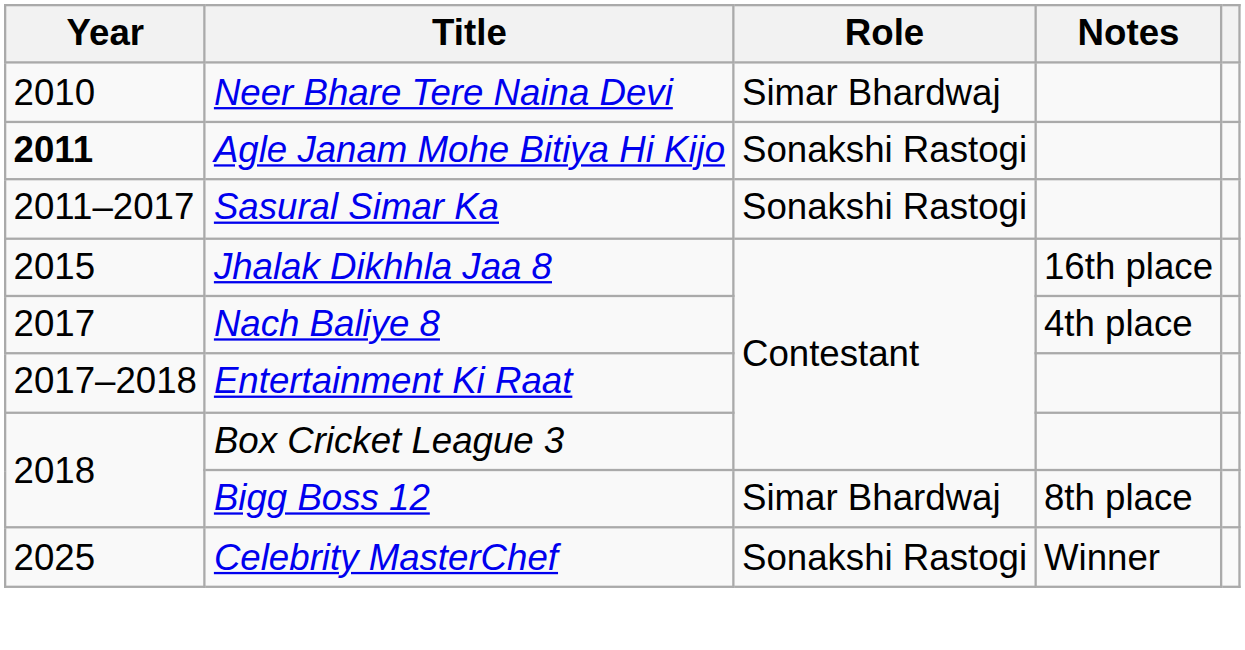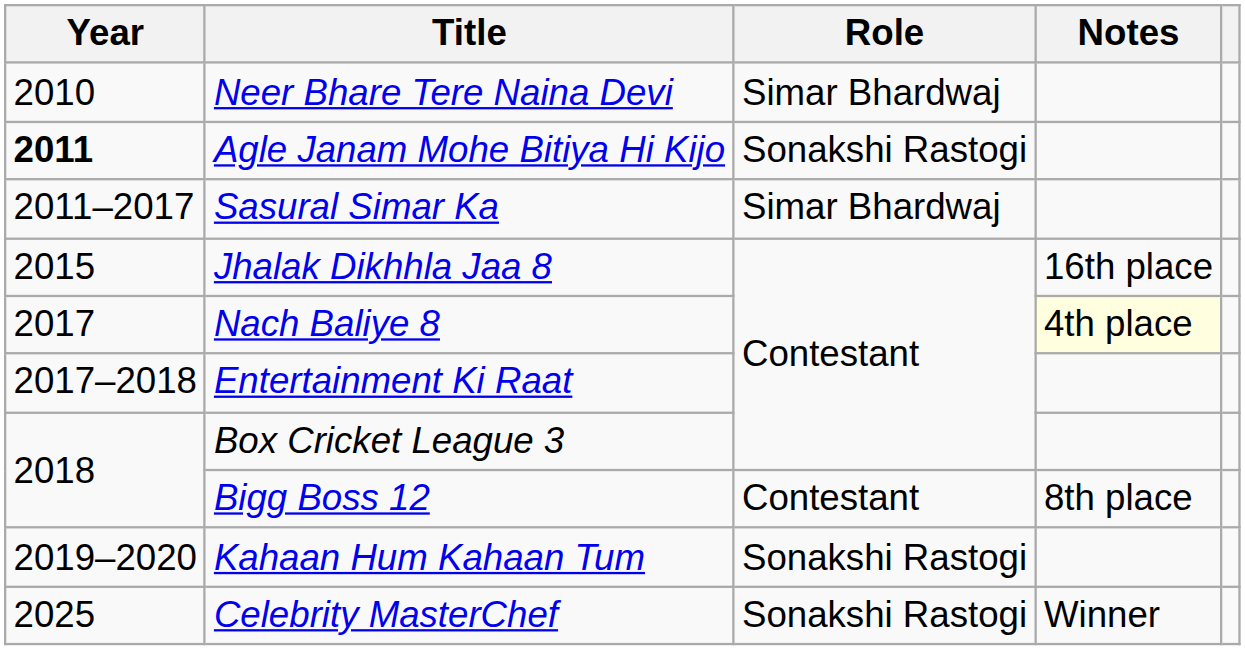(885, 207) Sonakshi Rastogi -> (871, 207) Simar Bhardwaj
(1118, 324) no background -> (1118, 324) lightyellow background
(871, 498) Simar Bhardwaj -> (831, 498) Contestant
+ row: (429, 556)
